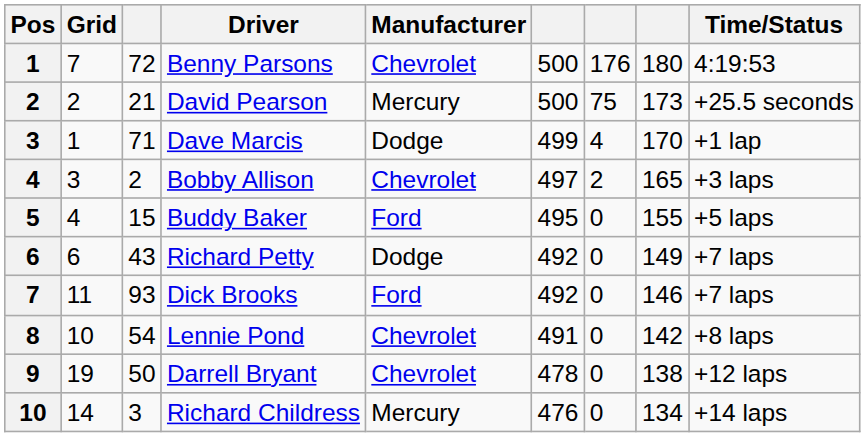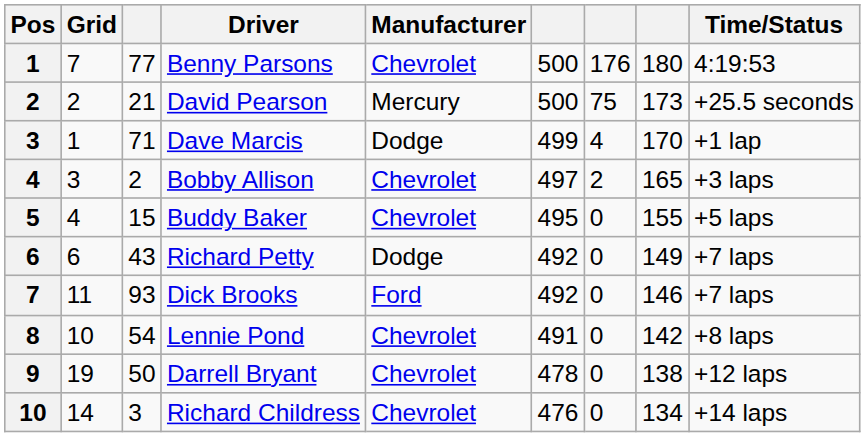(142, 63) 72 -> (142, 63) 77
(396, 218) Ford -> (424, 218) Chevrolet
(415, 412) Mercury -> (424, 412) Chevrolet
